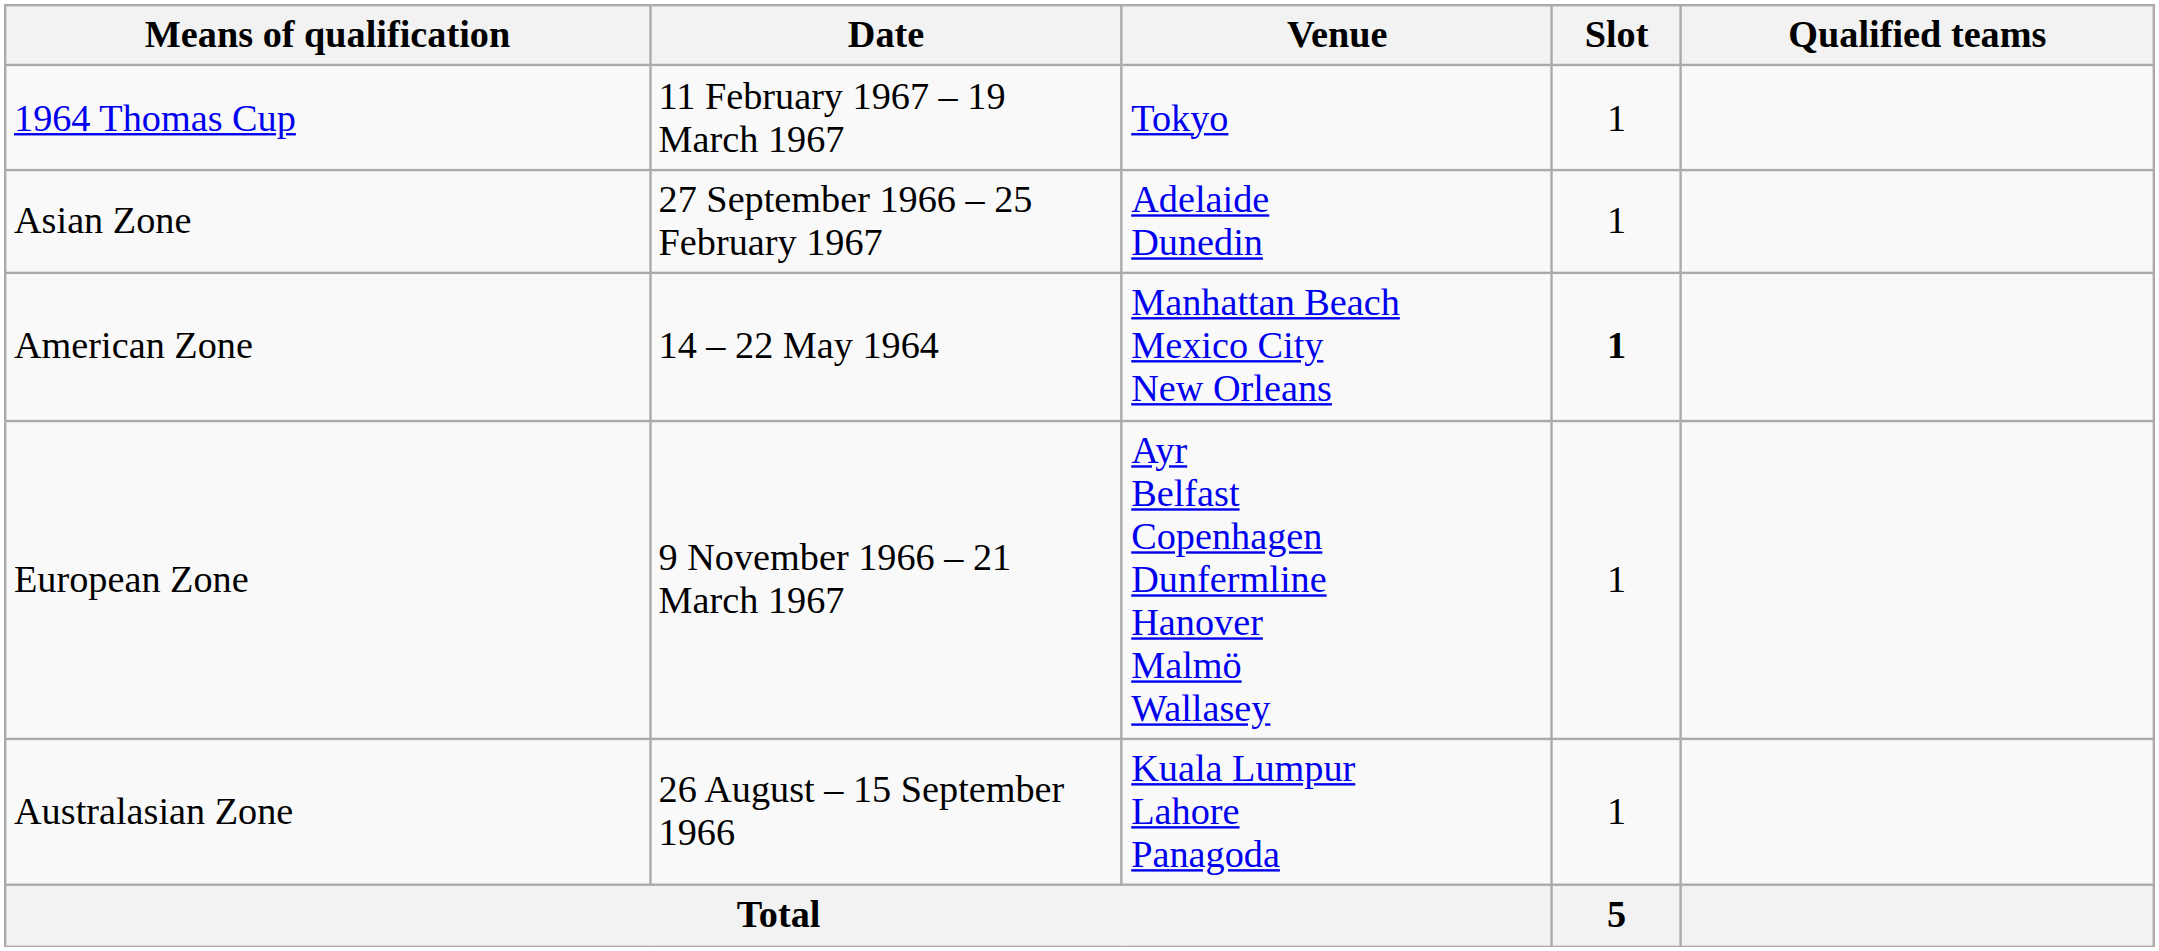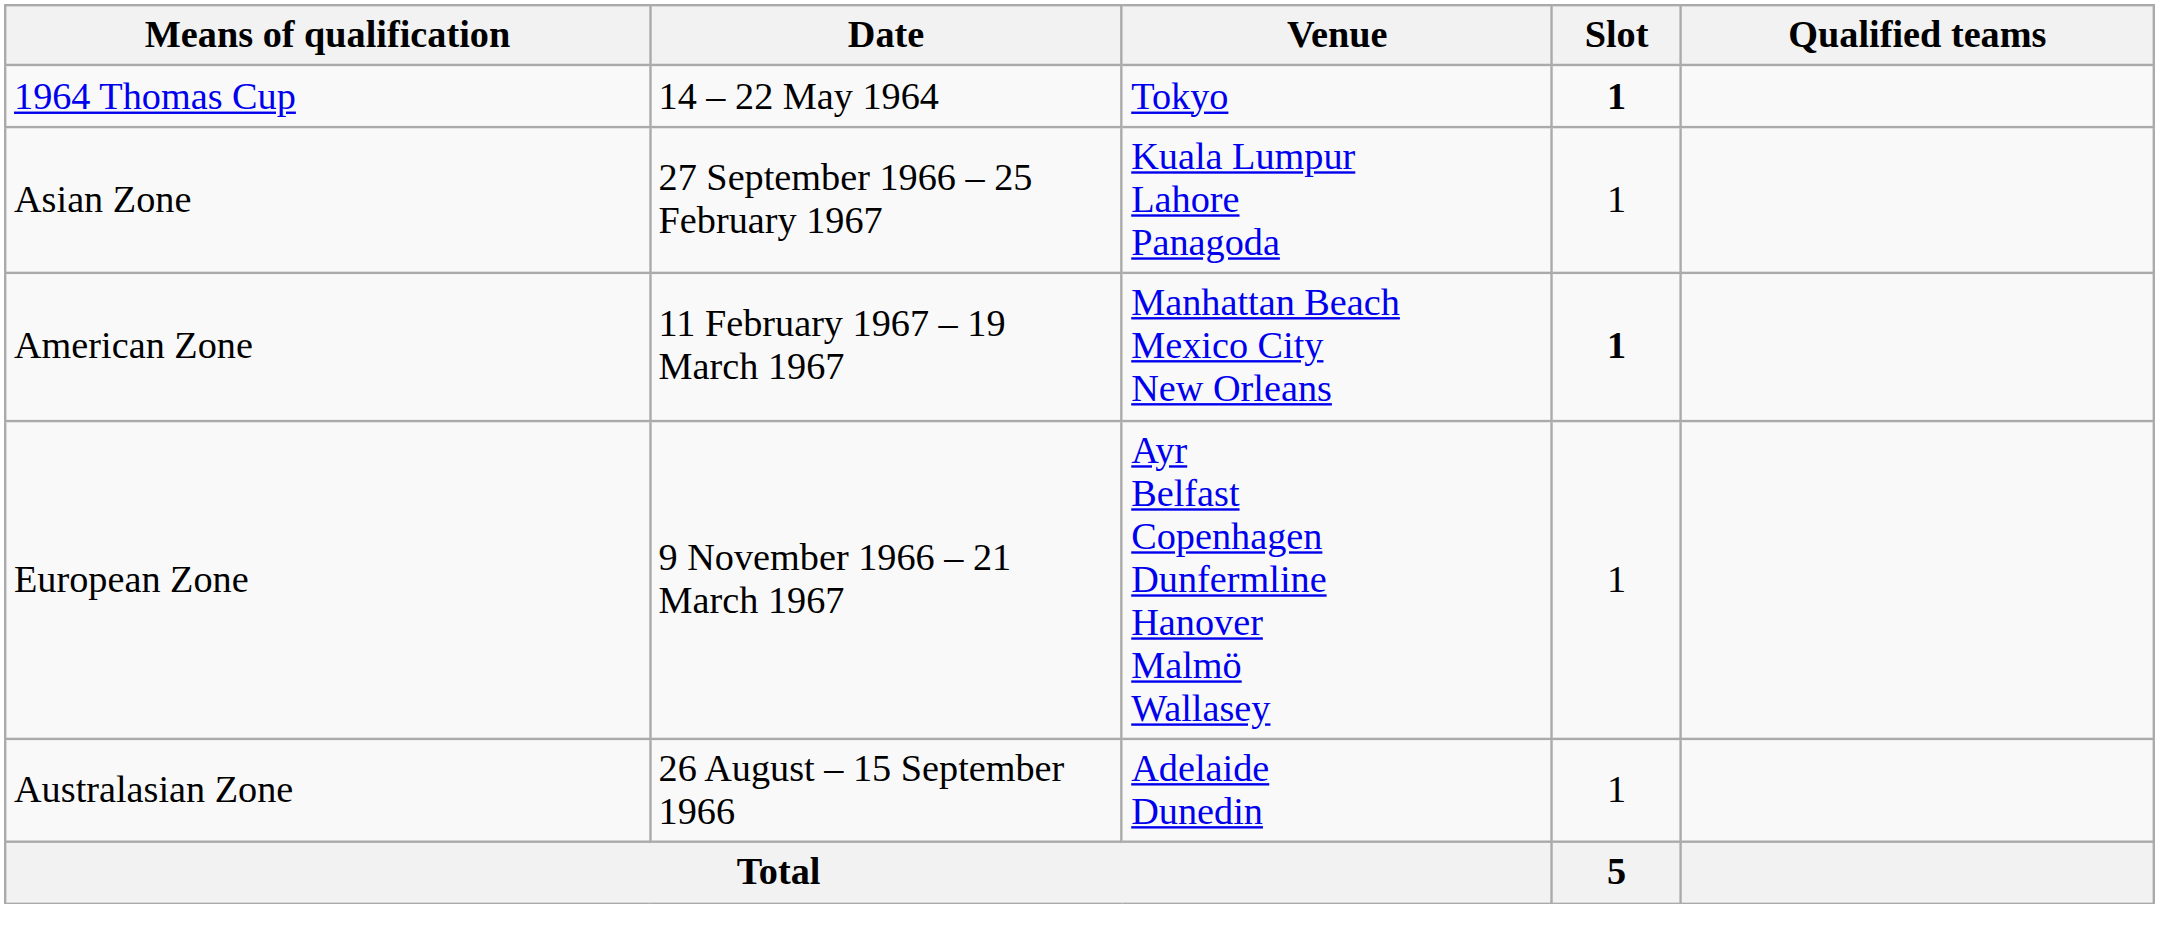(832, 116) 11 February 1967 – 19 March 1967 -> (799, 95) 14 – 22 May 1964
(1617, 116) normal -> (1617, 95) bold
(1200, 220) Adelaide Dunedin -> (1243, 199) Kuala Lumpur Lahore Panagoda
(799, 345) 14 – 22 May 1964 -> (832, 345) 11 February 1967 – 19 March 1967
(1243, 811) Kuala Lumpur Lahore Panagoda -> (1200, 789) Adelaide Dunedin
